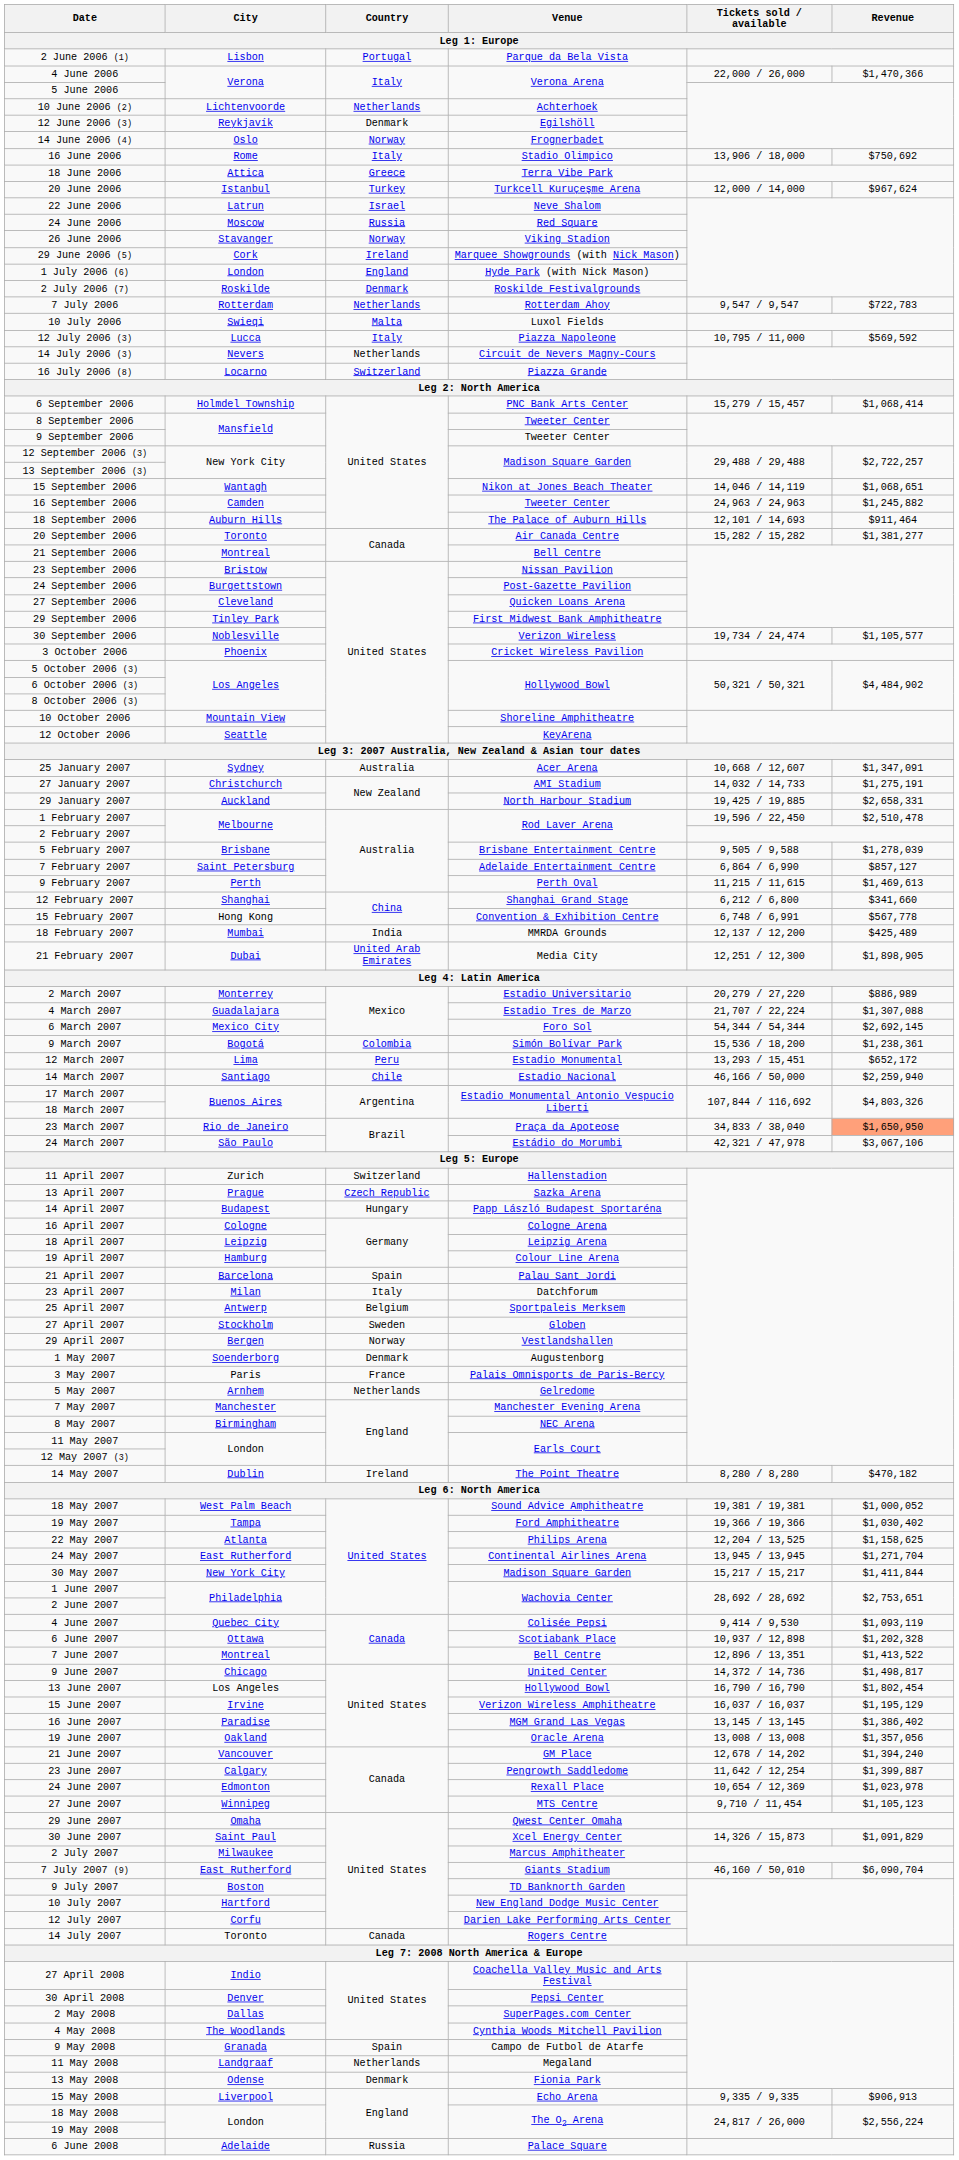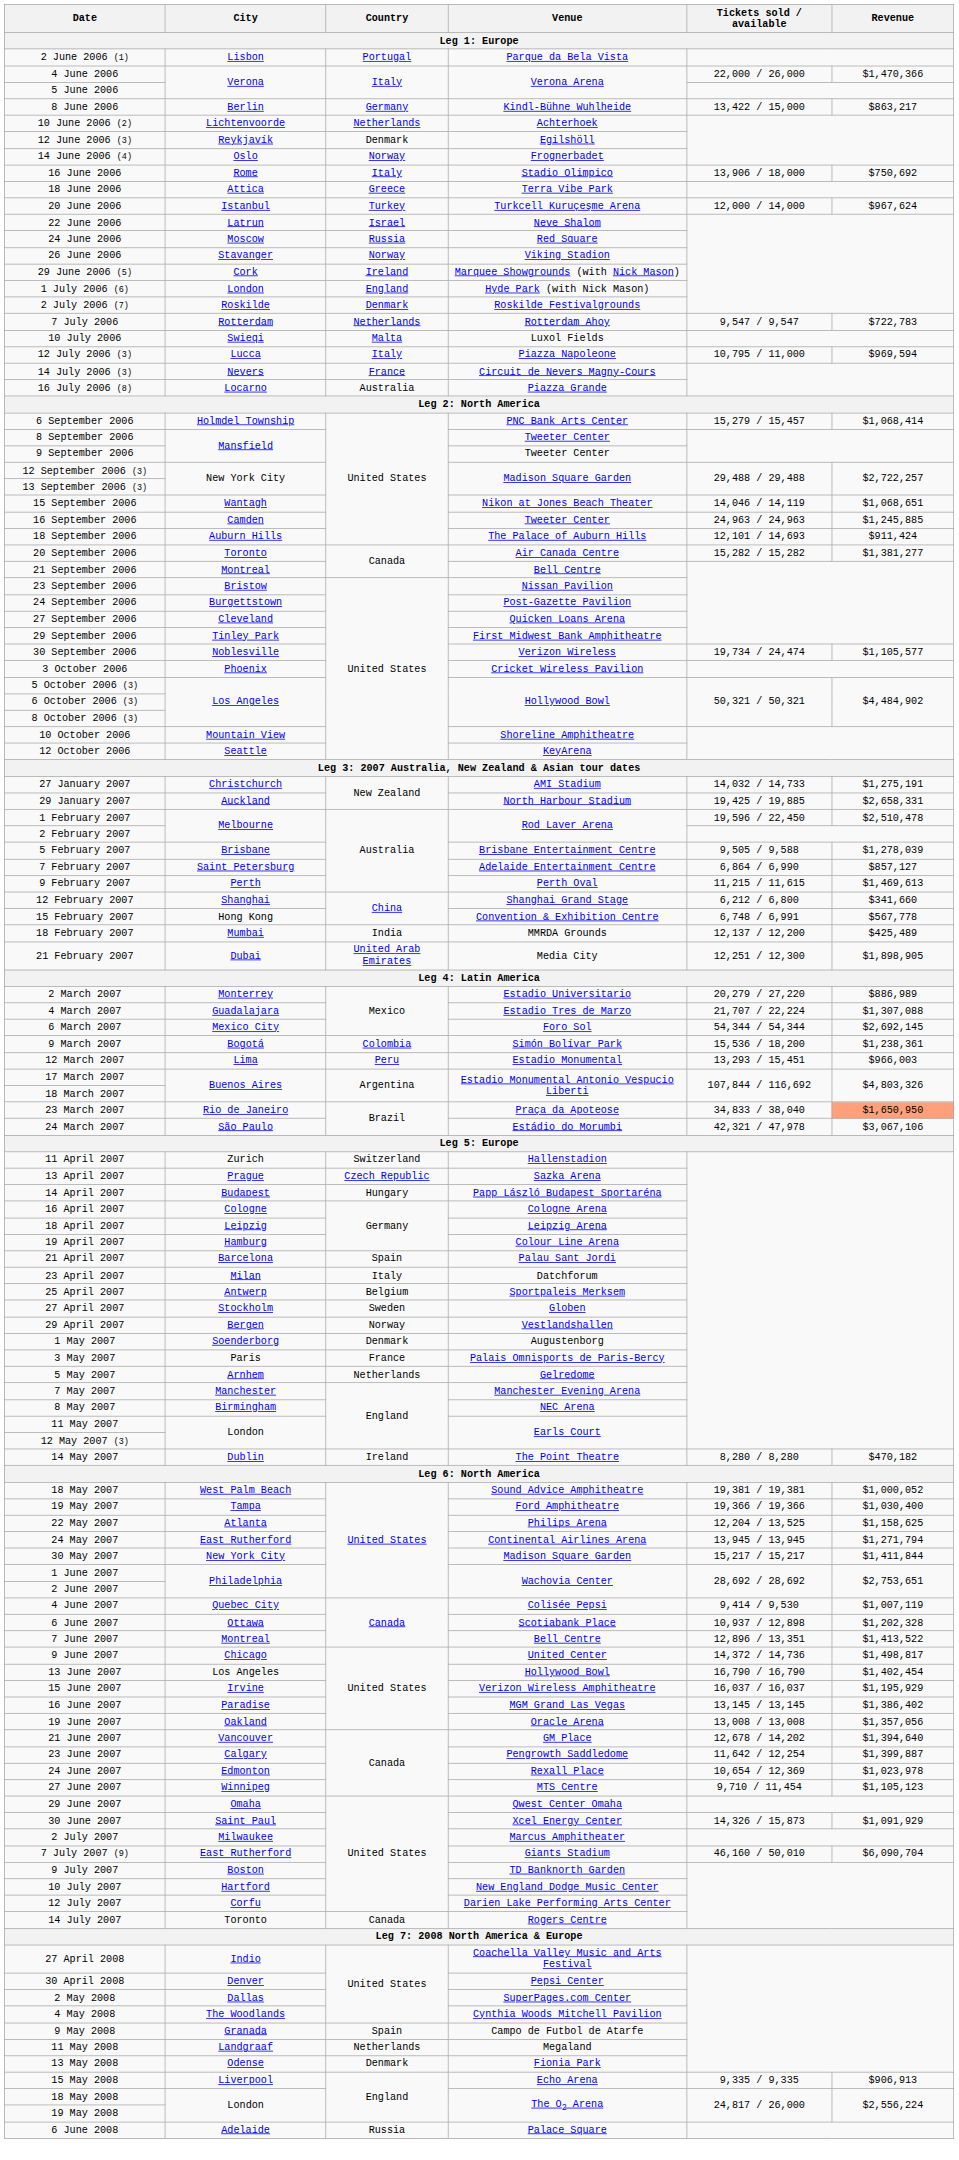+ row: (85, 107)
(893, 338) $569,592 -> (893, 355) $969,594
(387, 355) Netherlands -> (387, 371) France
(387, 371) Switzerland -> (387, 388) Australia
(893, 504) $1,245,882 -> (893, 520) $1,245,885
(893, 520) $911,464 -> (893, 537) $911,424
- row: (85, 768)
(893, 1061) $652,172 -> (893, 1061) $966,003
- row: (85, 1077)
(893, 1523) $1,030,402 -> (893, 1507) $1,030,400
(893, 1556) $1,271,704 -> (893, 1540) $1,271,794
(893, 1623) $1,093,119 -> (893, 1606) $1,007,119
(893, 1689) $1,802,454 -> (893, 1672) $1,402,454
(893, 1705) $1,195,129 -> (893, 1689) $1,195,929
(893, 1755) $1,394,240 -> (893, 1738) $1,394,640
(893, 1837) $1,091,829 -> (893, 1821) $1,091,929
